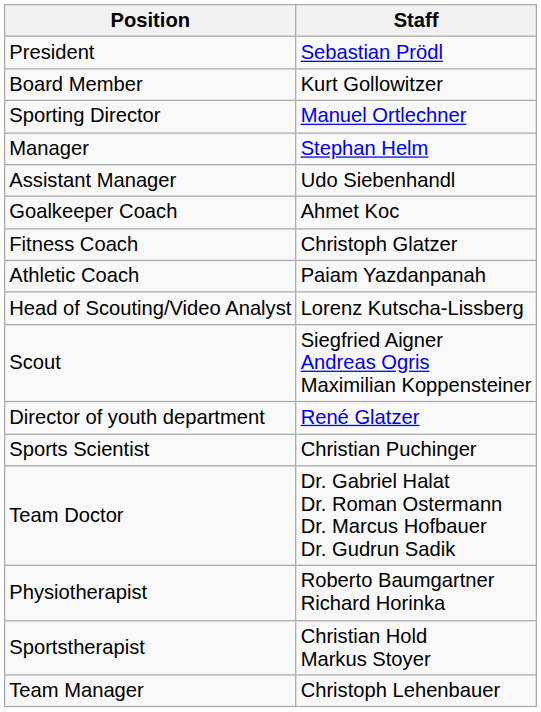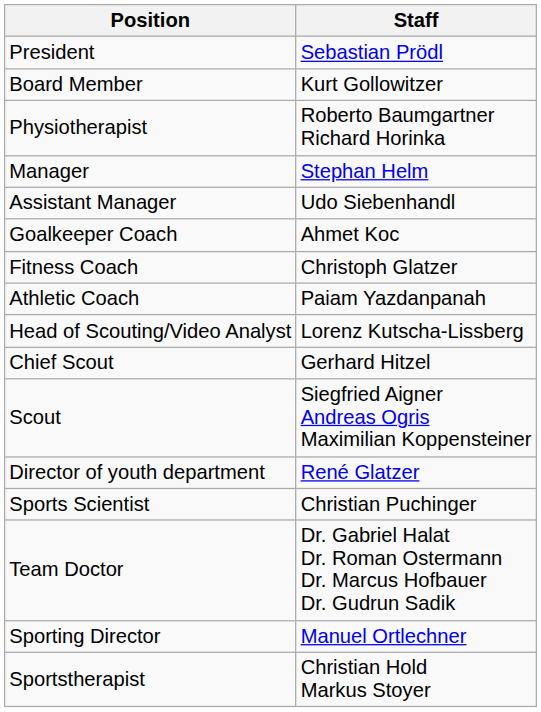rows swapped: (85, 116) <-> (78, 592)
+ row: (61, 362)
- row: (77, 690)
